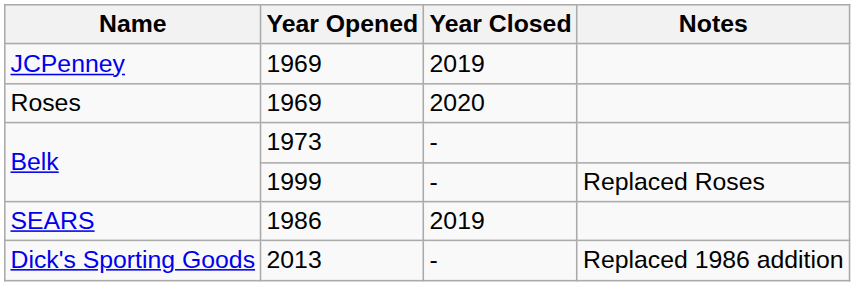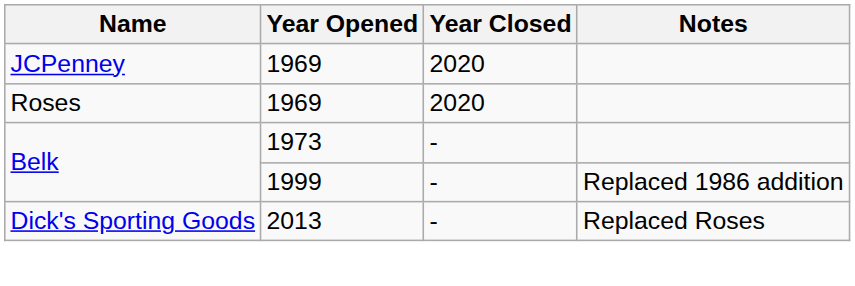(457, 63) 2019 -> (457, 63) 2020
(674, 181) Replaced Roses -> (713, 181) Replaced 1986 addition
- row: (53, 220)
(713, 260) Replaced 1986 addition -> (674, 220) Replaced Roses
